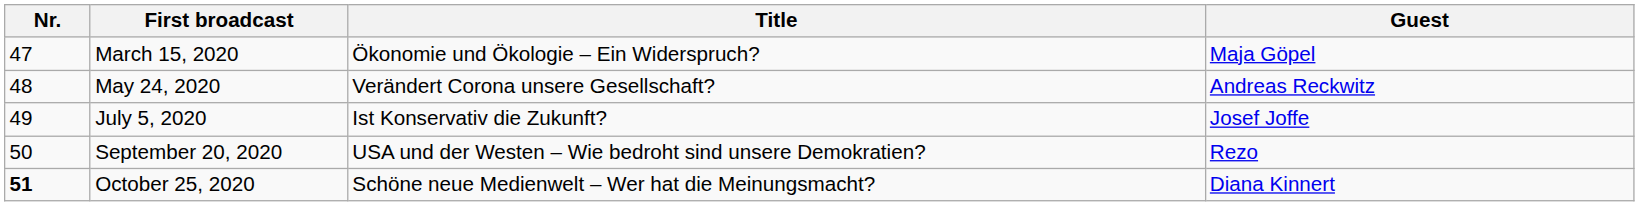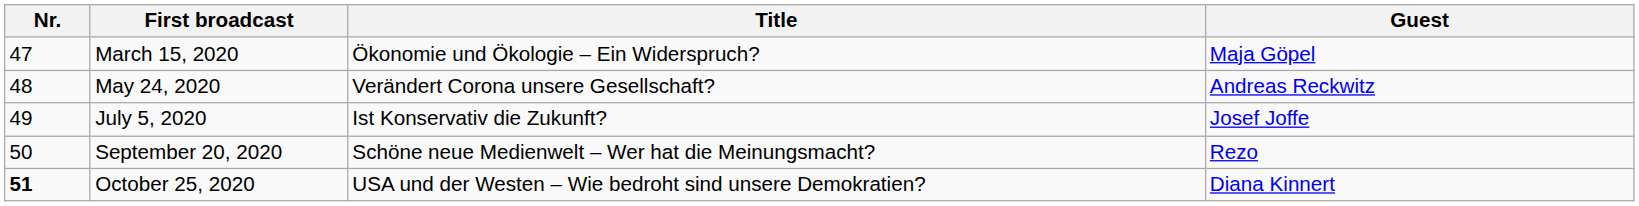(639, 151) USA und der Westen – Wie bedroht sind unsere Demokratien? -> (614, 151) Schöne neue Medienwelt – Wer hat die Meinungsmacht?
(614, 184) Schöne neue Medienwelt – Wer hat die Meinungsmacht? -> (639, 184) USA und der Westen – Wie bedroht sind unsere Demokratien?
